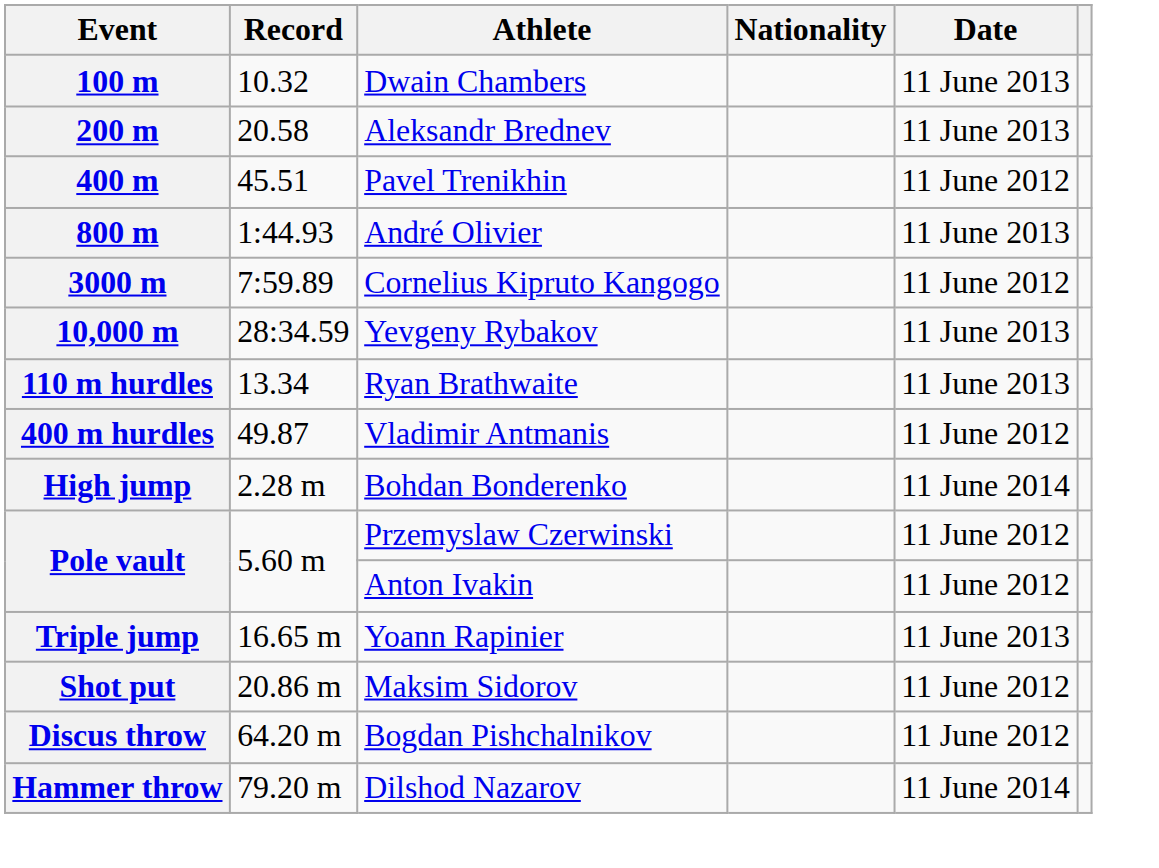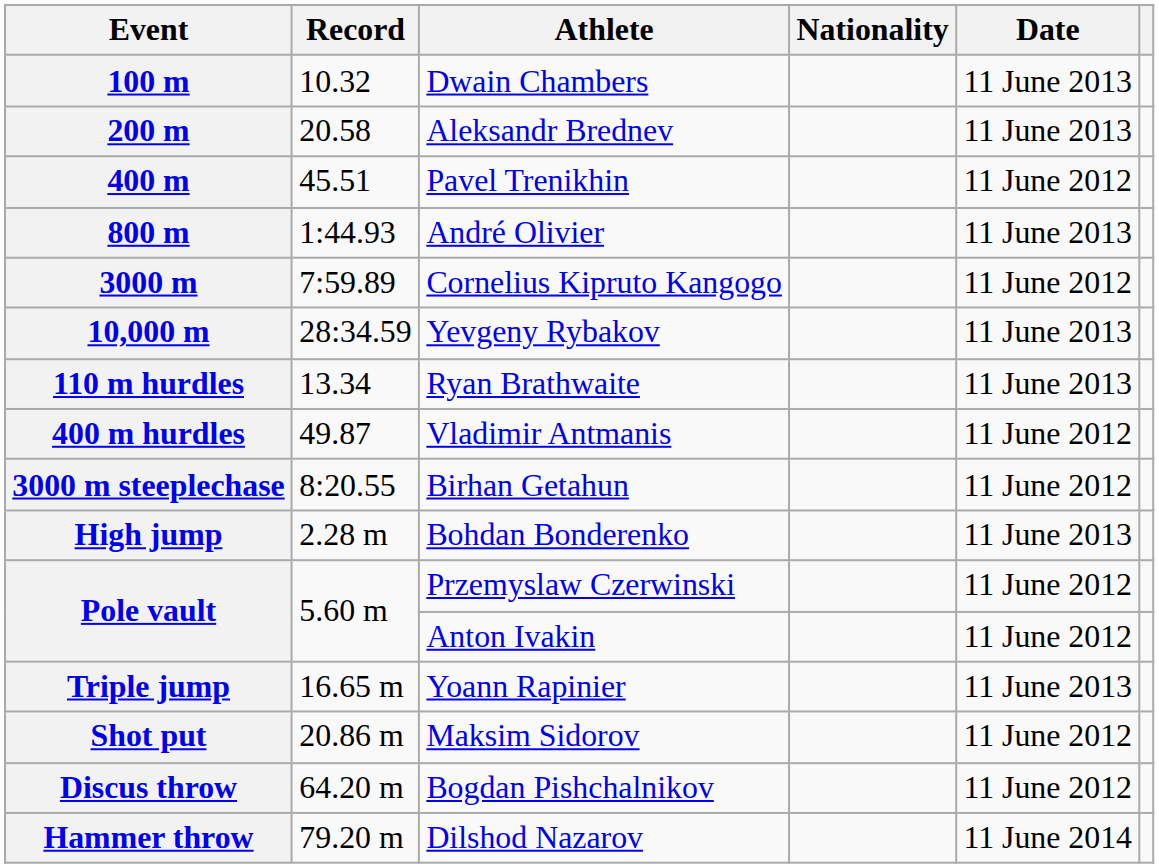+ row: (149, 484)
(986, 484) 11 June 2014 -> (1048, 534) 11 June 2013
